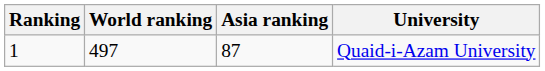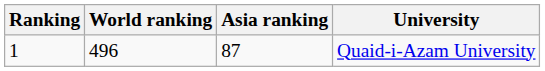(104, 50) 497 -> (104, 50) 496
